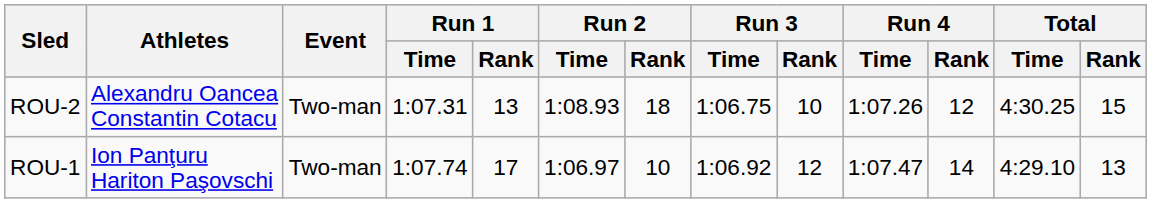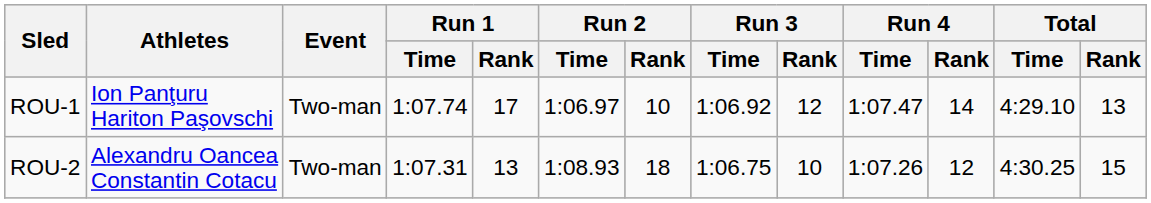rows swapped: (45, 168) <-> (45, 107)
